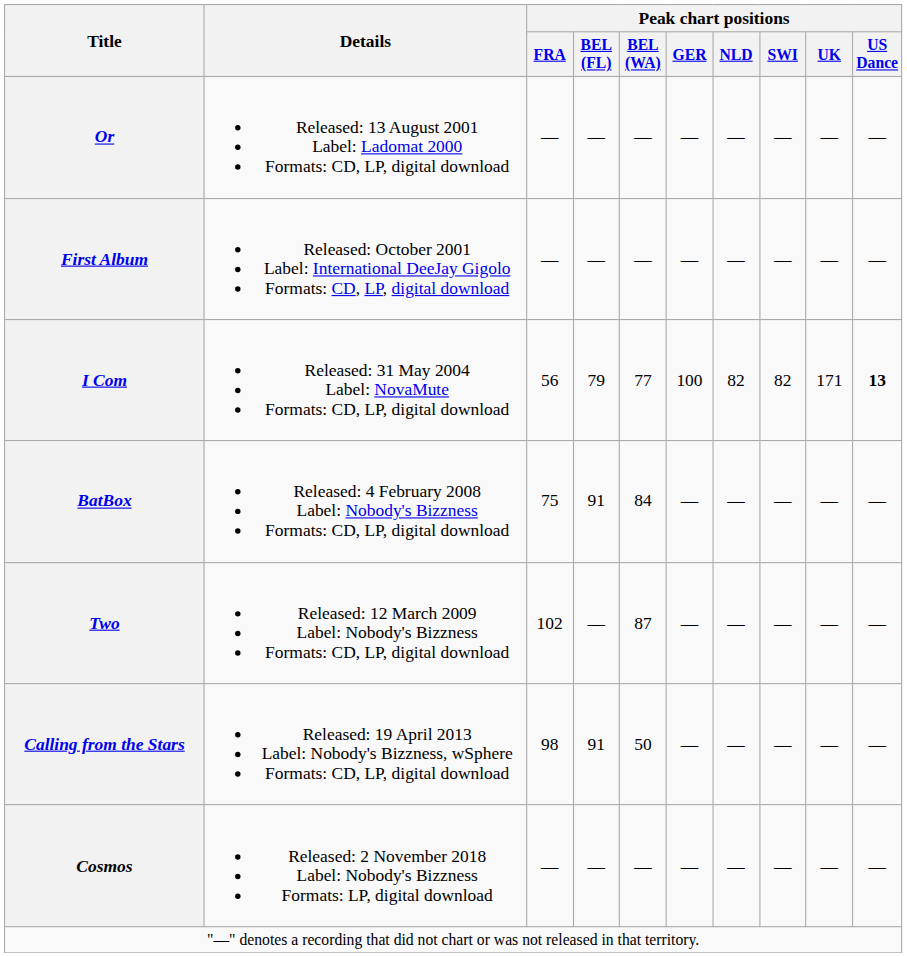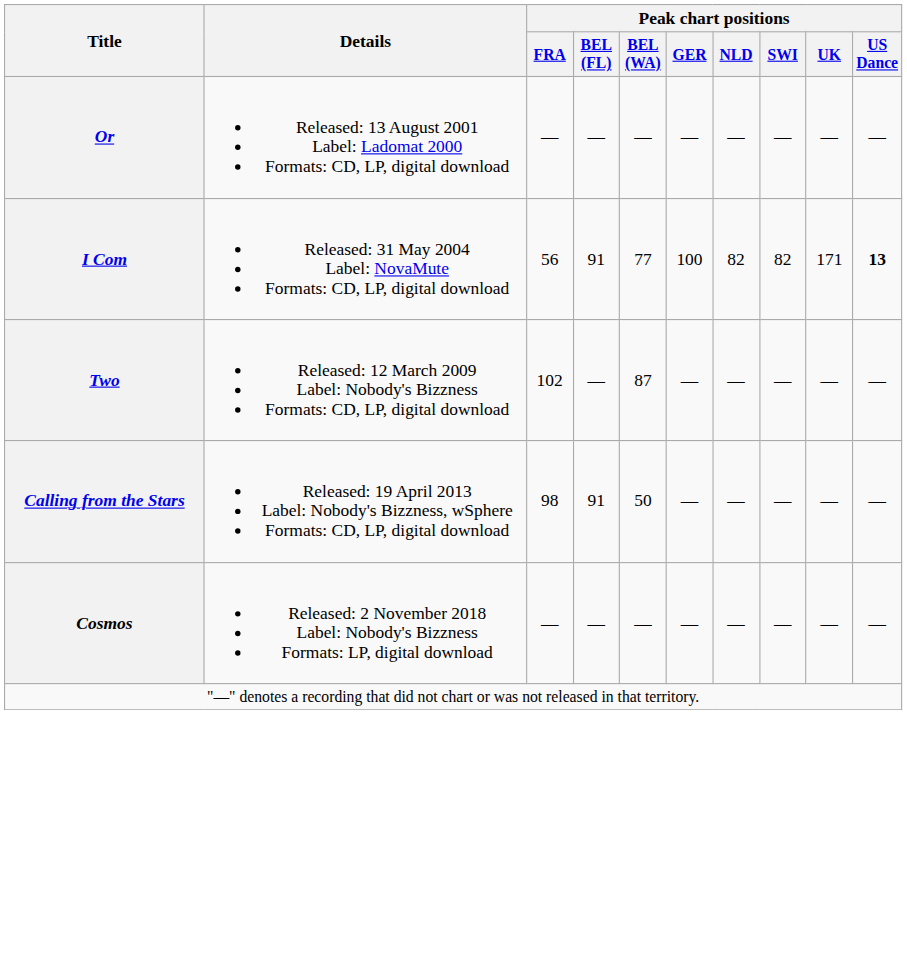- row: (104, 258)
(596, 380) 79 -> (596, 258) 91
- row: (104, 501)
